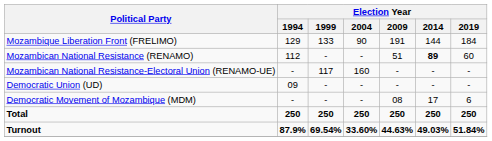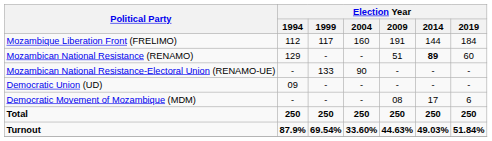(293, 41) 129 -> (293, 41) 112
(326, 41) 133 -> (326, 41) 117
(362, 41) 90 -> (362, 41) 160
(293, 56) 112 -> (293, 56) 129
(326, 71) 117 -> (326, 71) 133
(362, 71) 160 -> (362, 71) 90
